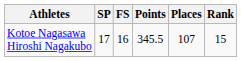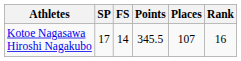(123, 40) 16 -> (123, 40) 14
(221, 40) 15 -> (221, 40) 16
